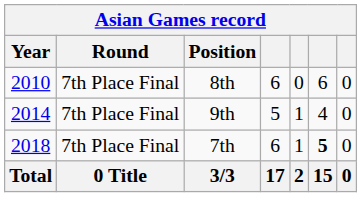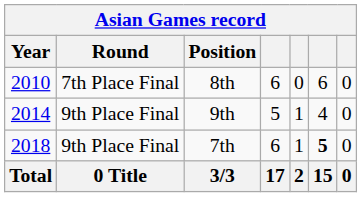(120, 113) 7th Place Final -> (120, 113) 9th Place Final
(120, 144) 7th Place Final -> (120, 144) 9th Place Final
